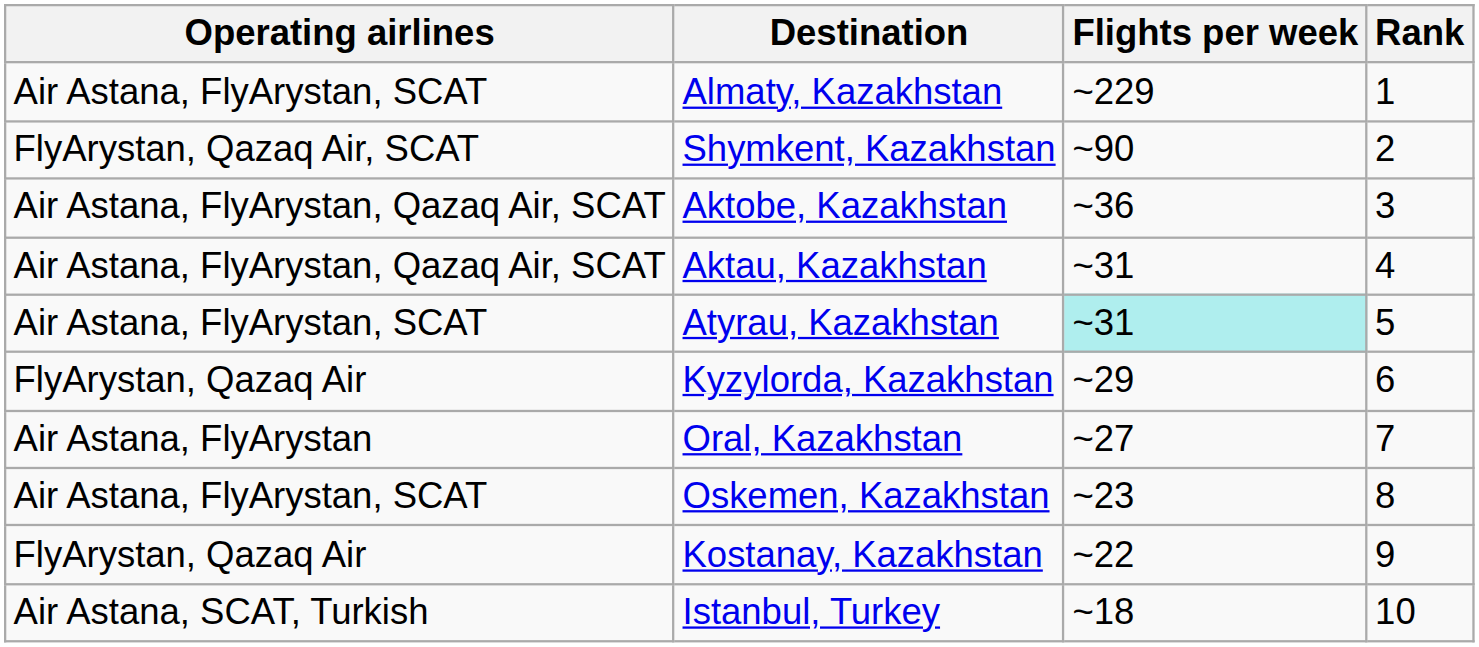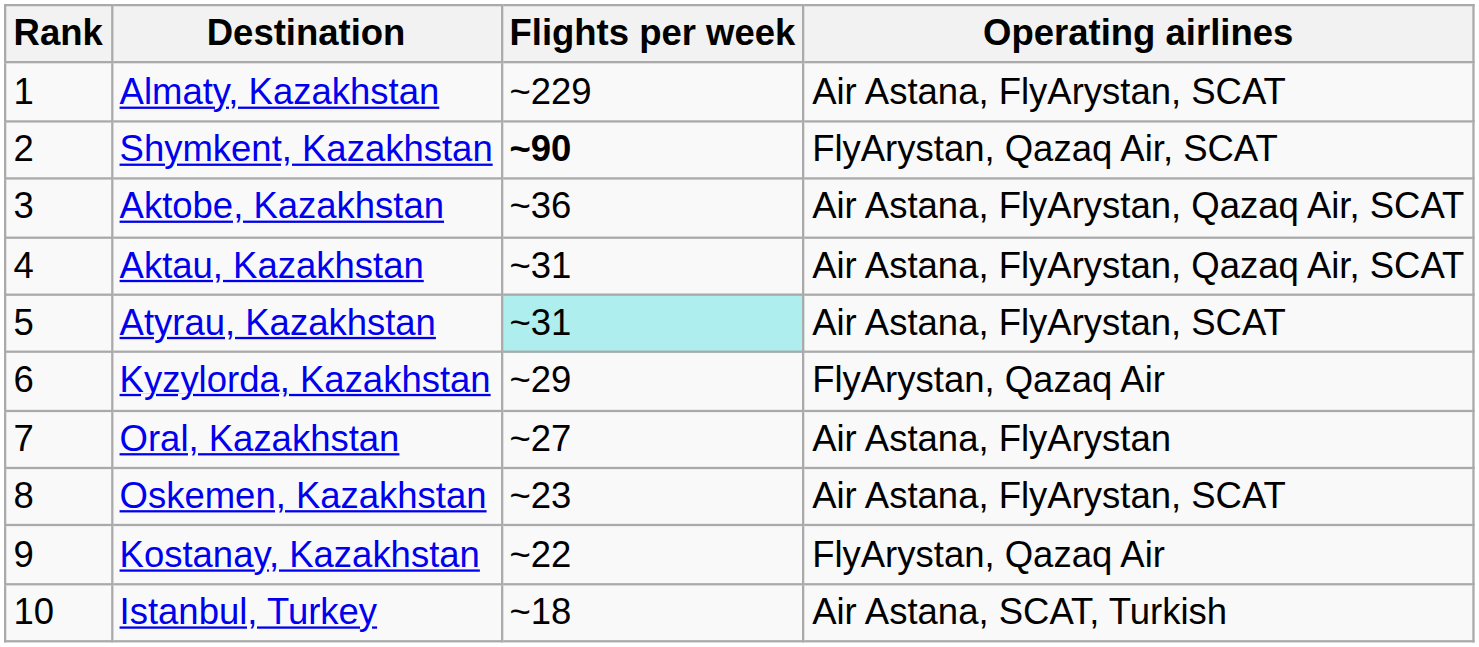columns swapped: (1420, 33) <-> (340, 33)
(1103, 149) normal -> (540, 149) bold
